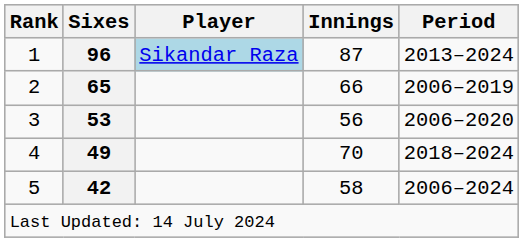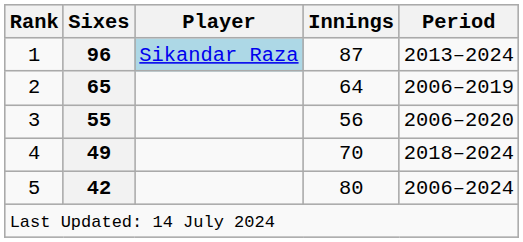(351, 88) 66 -> (351, 88) 64
(99, 121) 53 -> (99, 121) 55
(351, 188) 58 -> (351, 188) 80
